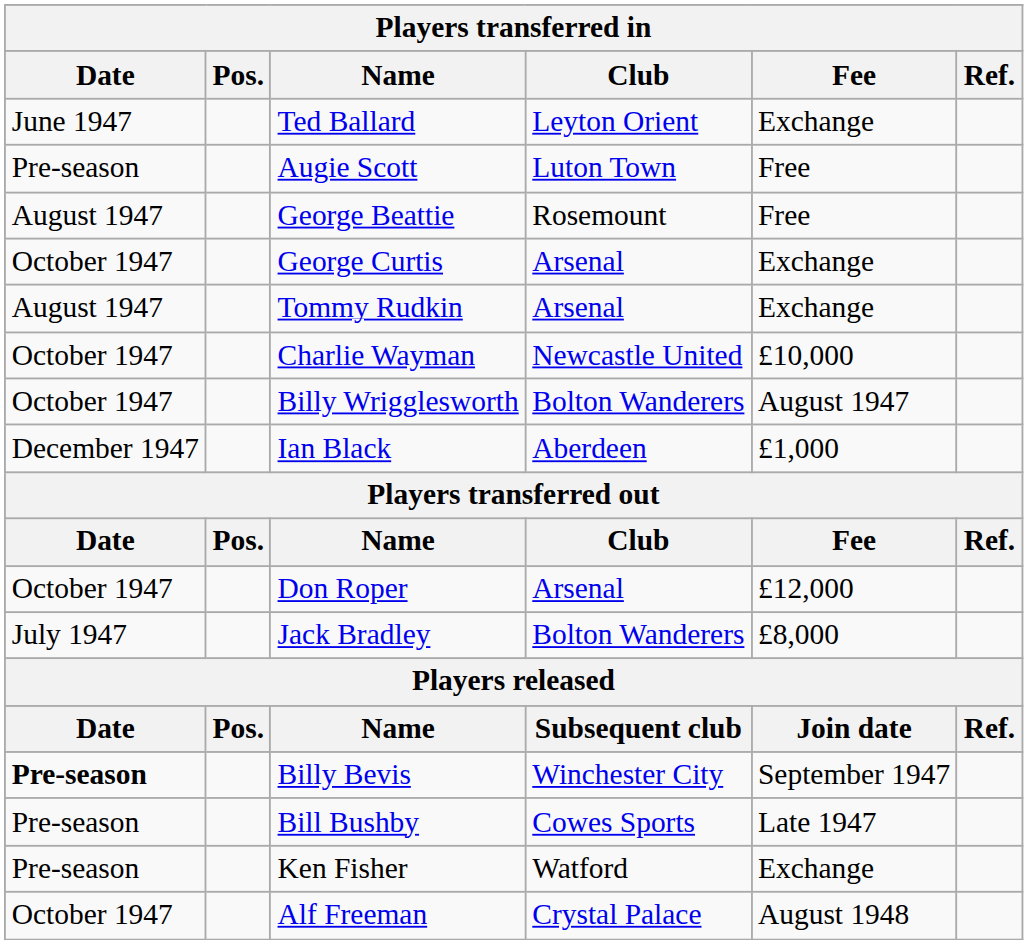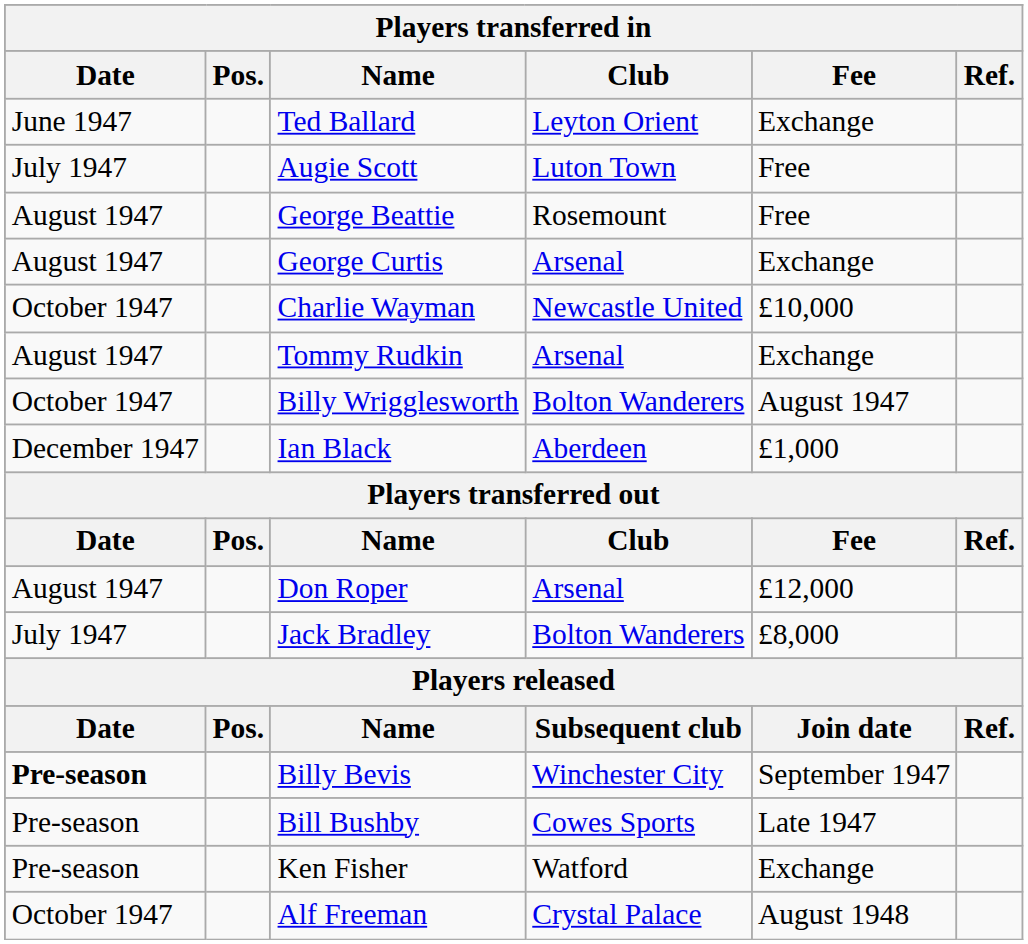(75, 167) Pre-season -> (69, 167) July 1947
(92, 261) October 1947 -> (87, 261) August 1947
rows swapped: (370, 307) <-> (376, 354)
(92, 588) October 1947 -> (87, 588) August 1947
